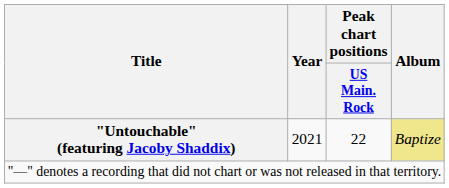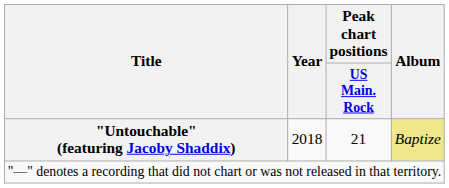(307, 139) 2021 -> (307, 139) 2018
(359, 139) 22 -> (359, 139) 21
